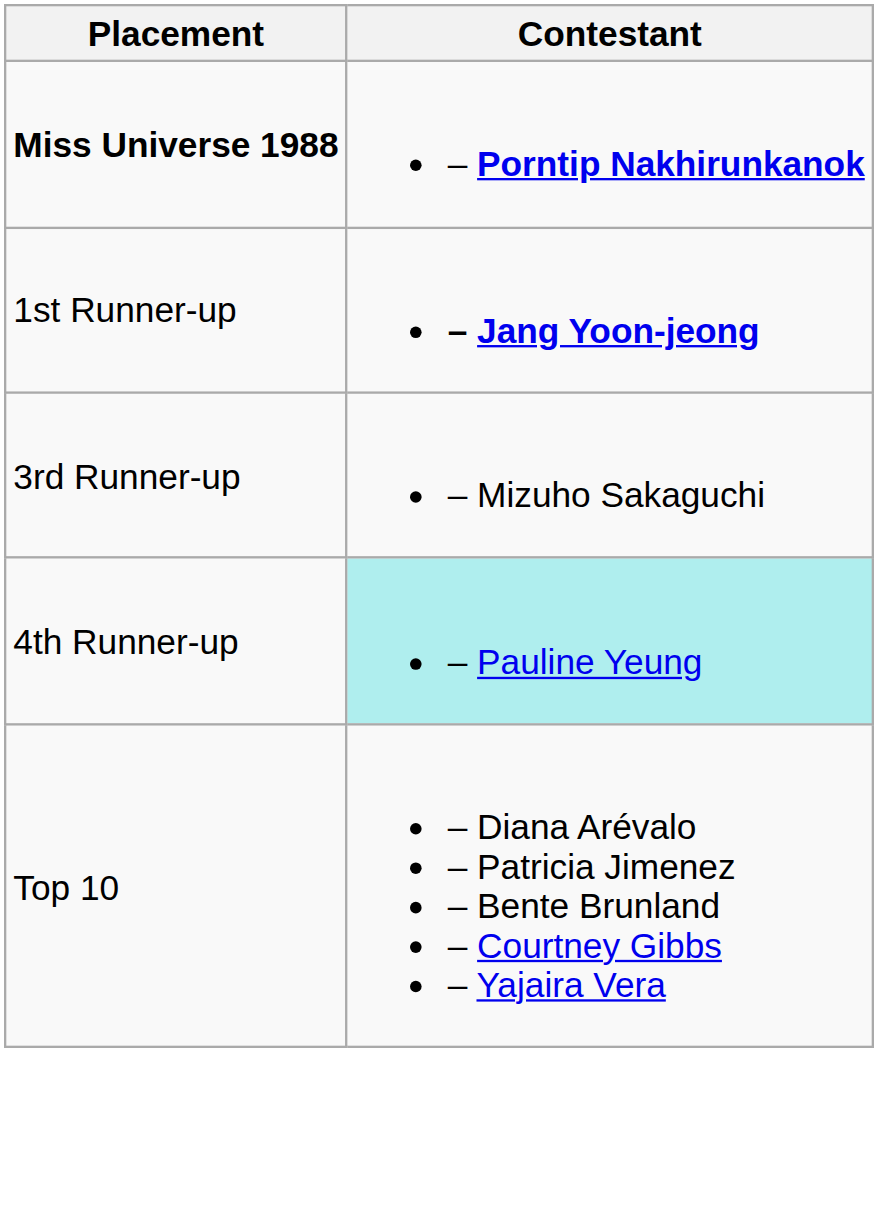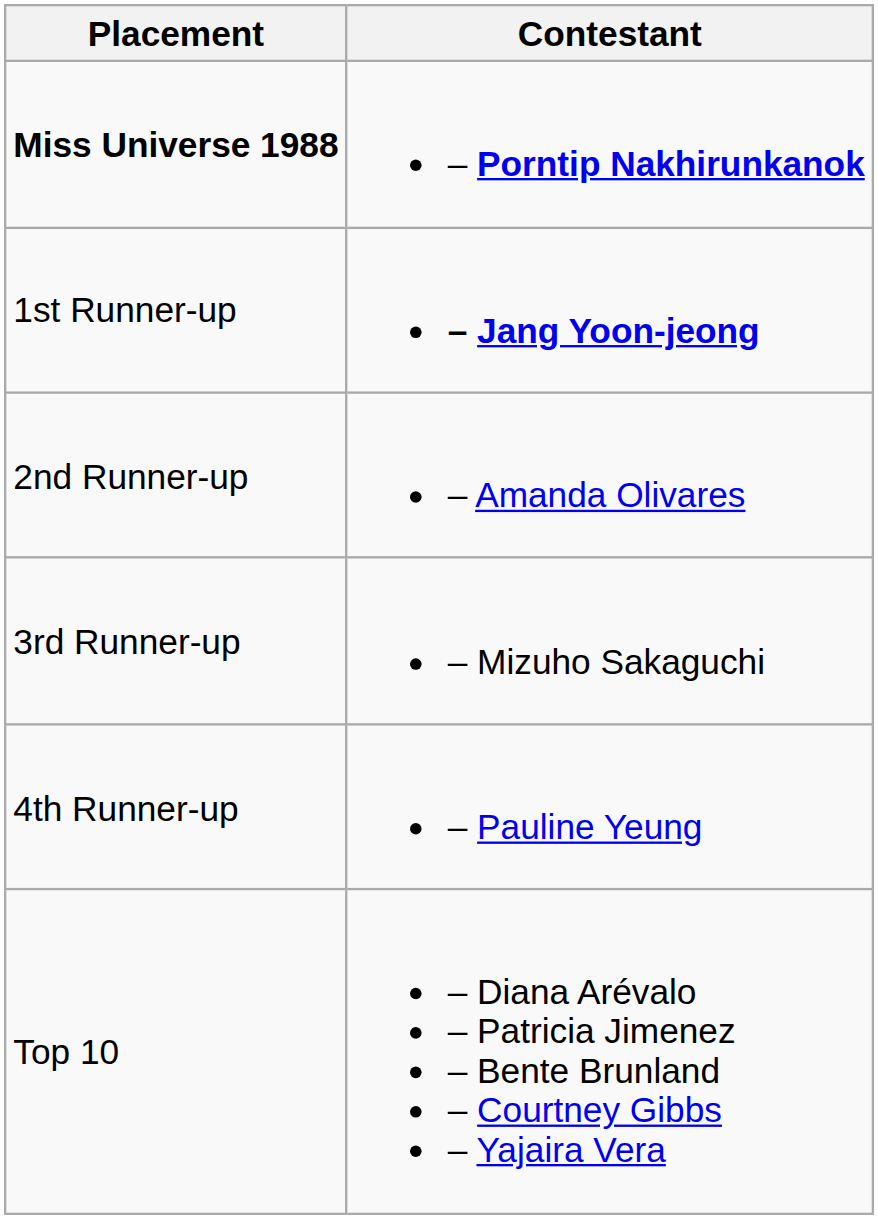+ row: (131, 476)
(610, 661) paleturquoise background -> (610, 827) no background
